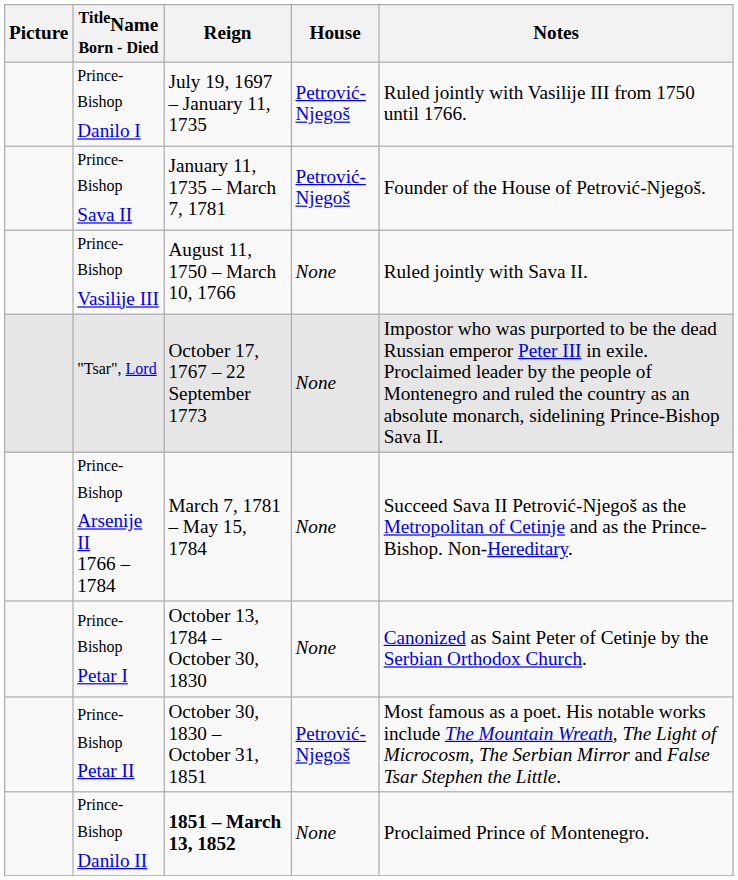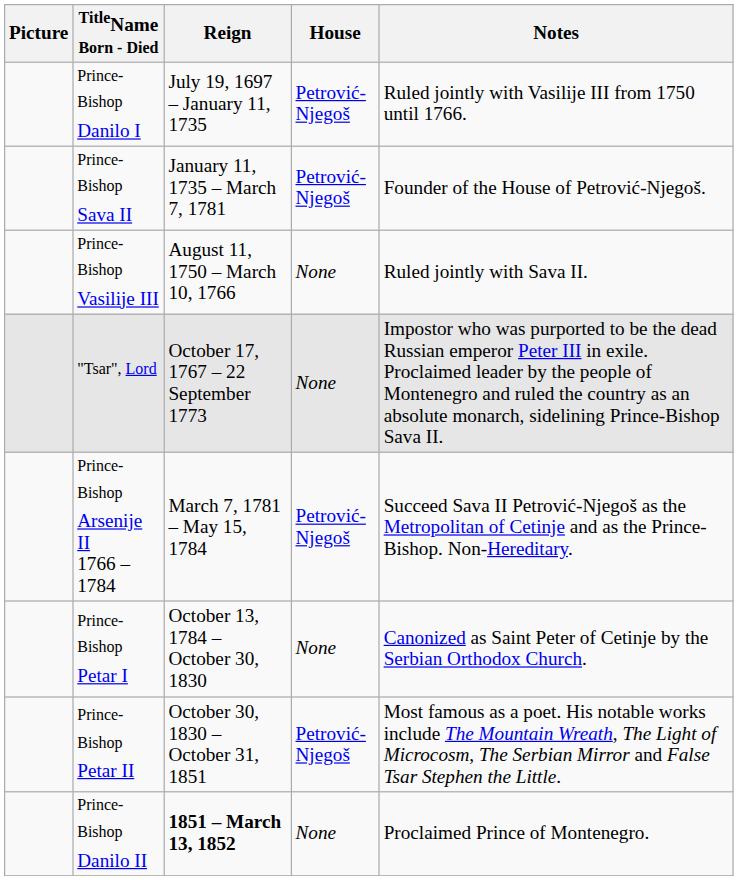(316, 526) None -> (331, 526) Petrović-Njegoš
